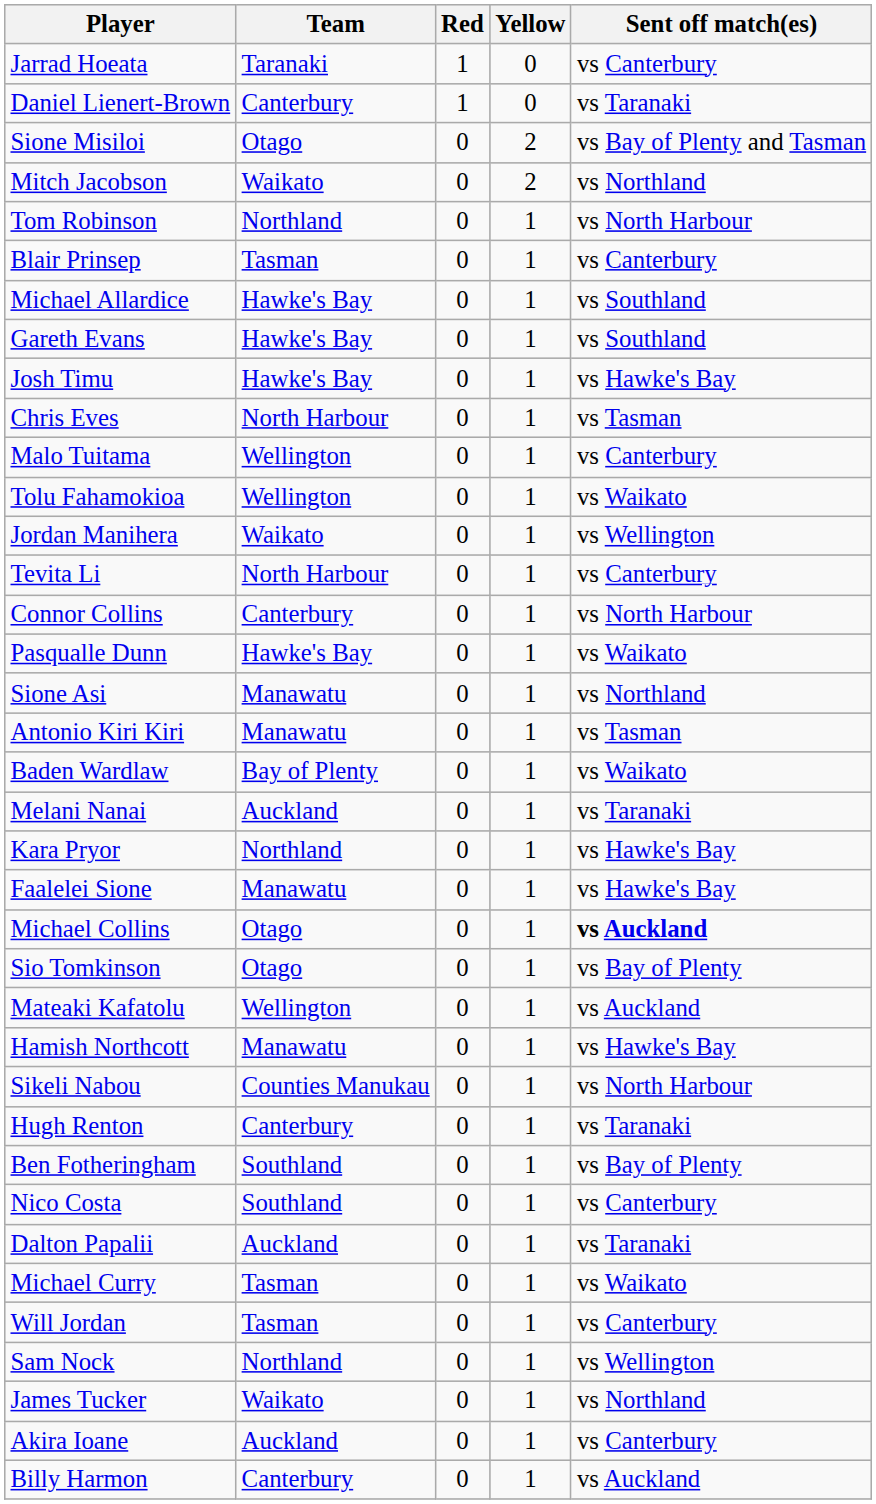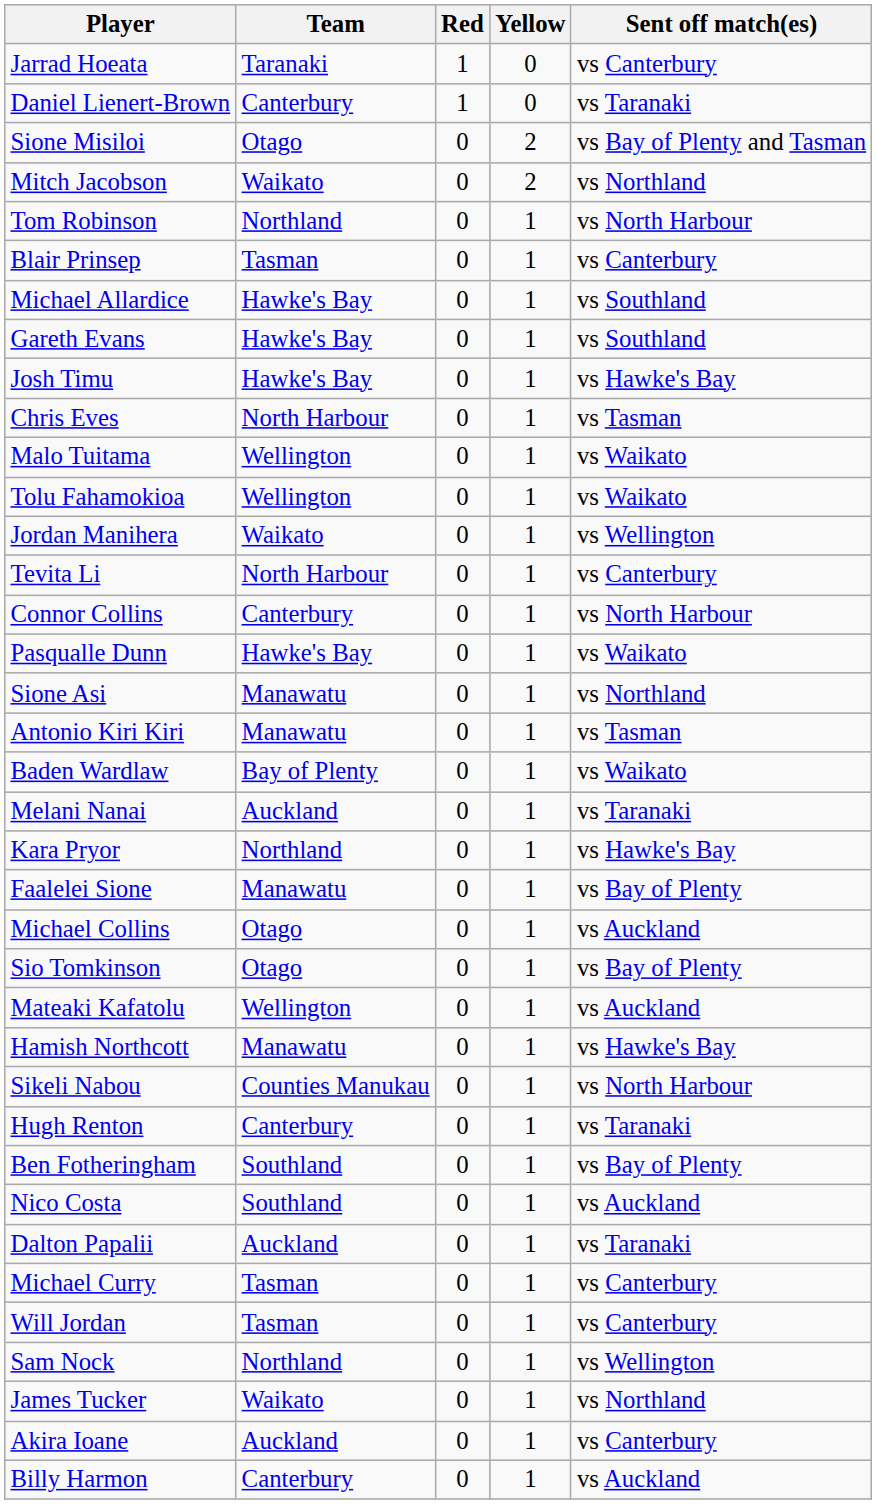(647, 456) vs Canterbury -> (632, 456) vs Waikato
(656, 889) vs Hawke's Bay -> (659, 889) vs Bay of Plenty
(642, 928) bold -> (639, 928) normal
(647, 1204) vs Canterbury -> (639, 1204) vs Auckland
(632, 1282) vs Waikato -> (647, 1282) vs Canterbury
